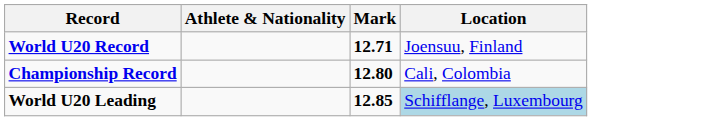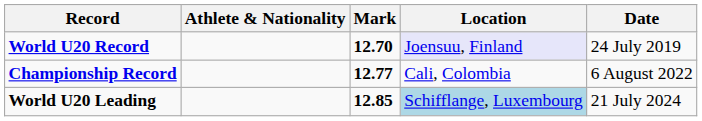+ column: (642, 18)
(373, 45) 12.71 -> (373, 45) 12.70
(463, 45) no background -> (463, 45) lavender background
(373, 73) 12.80 -> (373, 73) 12.77
